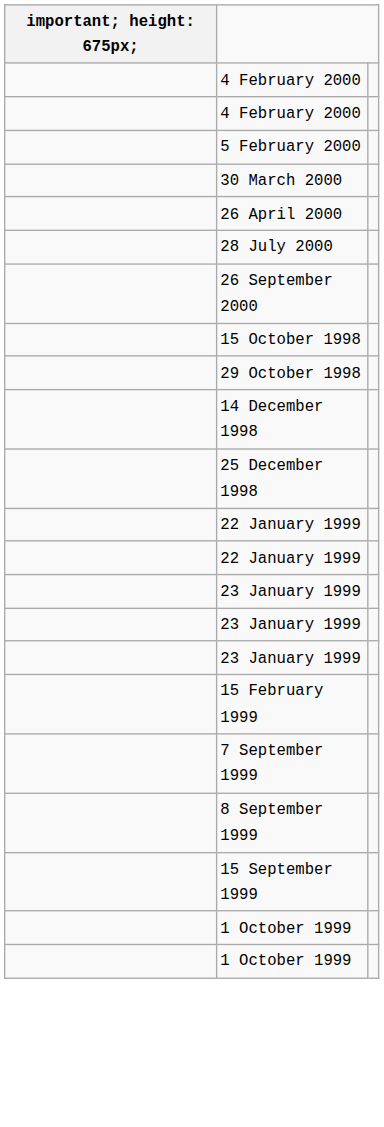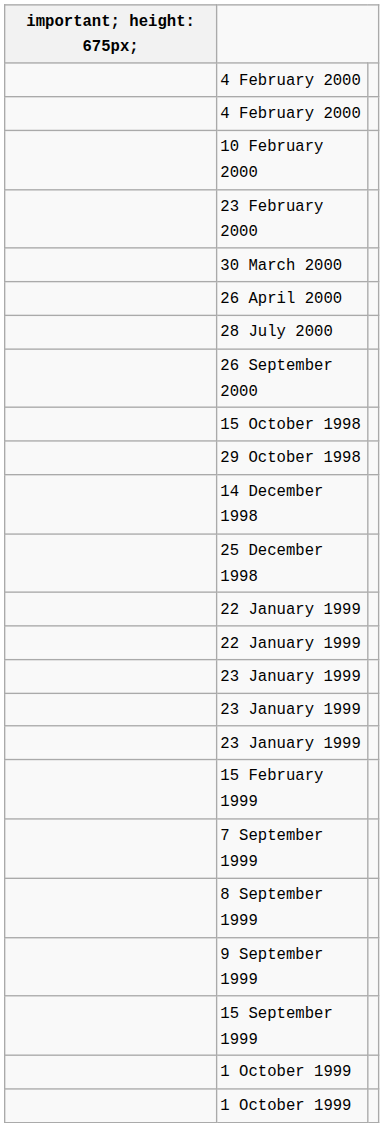- row: (111, 147)
+ row: (111, 160)
+ row: (111, 219)
+ row: (111, 967)
